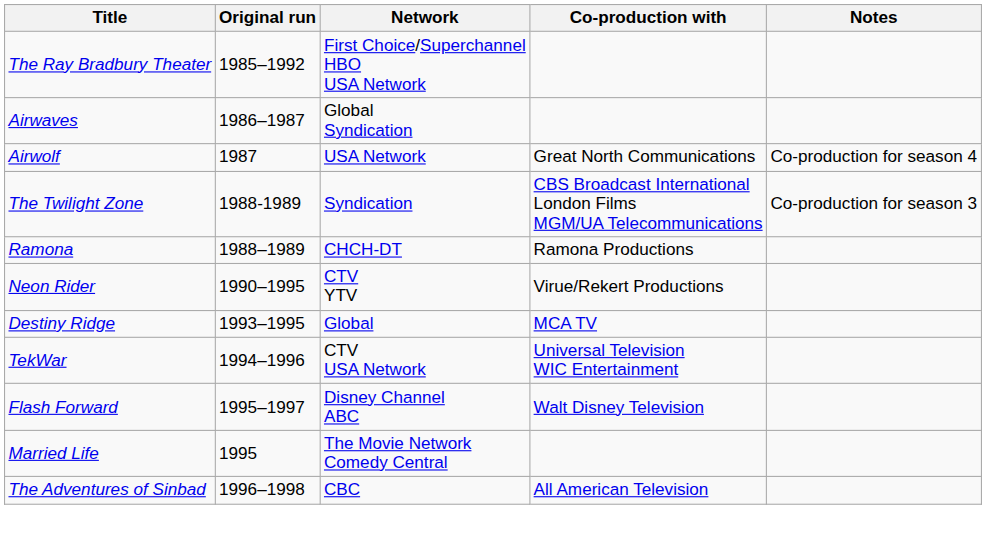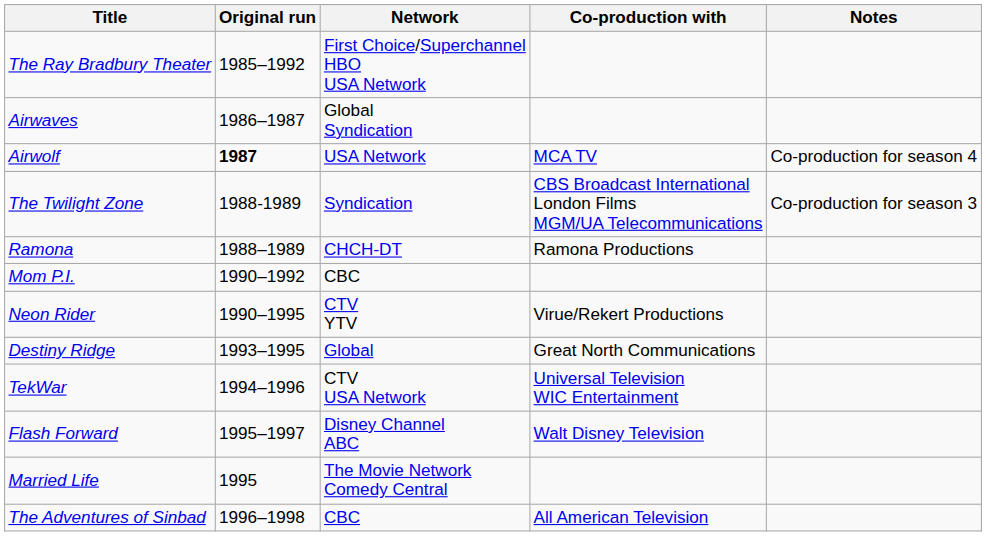(238, 157) normal -> (238, 157) bold
(644, 157) Great North Communications -> (565, 157) MCA TV
+ row: (42, 277)
(565, 323) MCA TV -> (644, 350) Great North Communications
